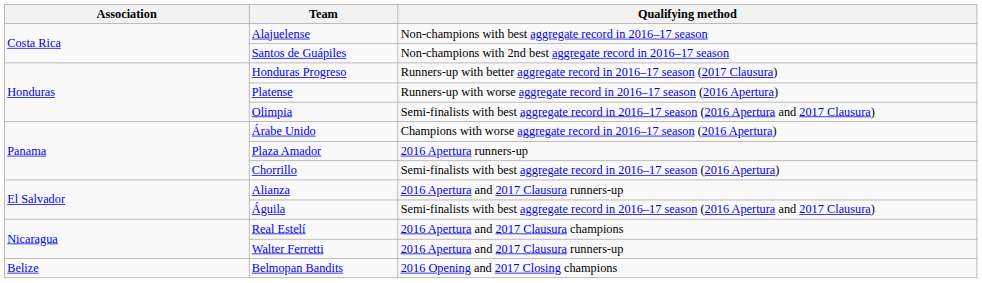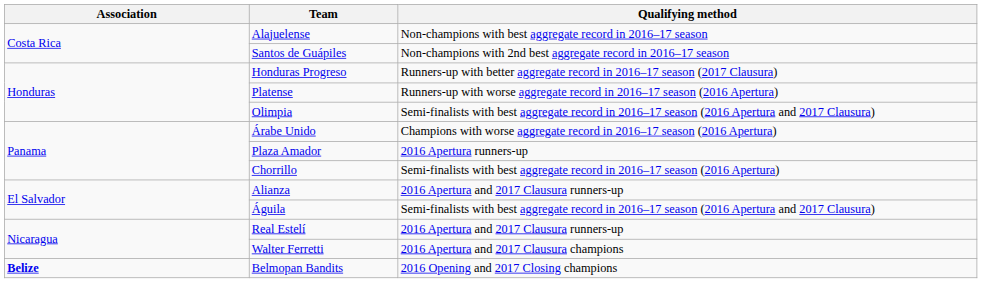(512, 229) 2016 Apertura and 2017 Clausura champions -> (512, 229) 2016 Apertura and 2017 Clausura runners-up
(512, 248) 2016 Apertura and 2017 Clausura runners-up -> (512, 248) 2016 Apertura and 2017 Clausura champions
(23, 268) normal -> (23, 268) bold
